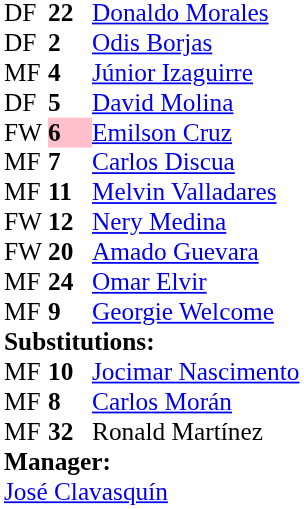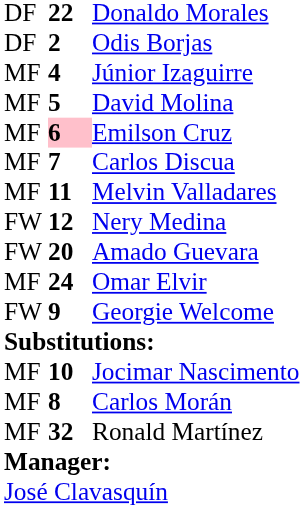(20, 102) DF -> (22, 102) MF
(23, 132) FW -> (22, 132) MF
(22, 311) MF -> (23, 311) FW
